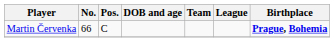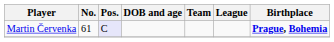(86, 28) 66 -> (86, 28) 61
(104, 28) no background -> (104, 28) lavender background
